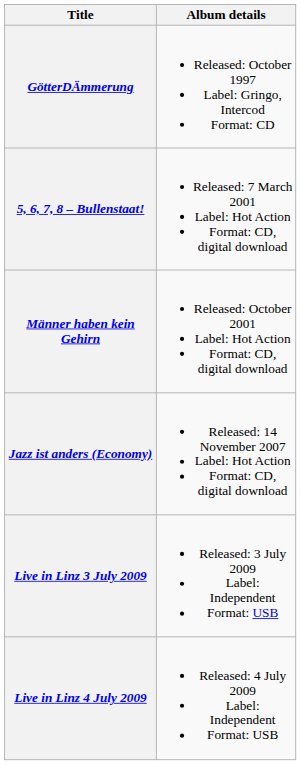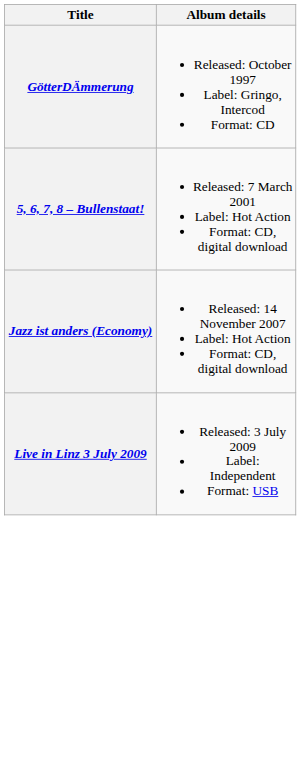- row: (81, 331)
- row: (81, 698)
